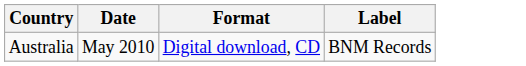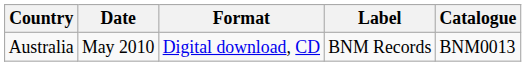+ column: (478, 18)
